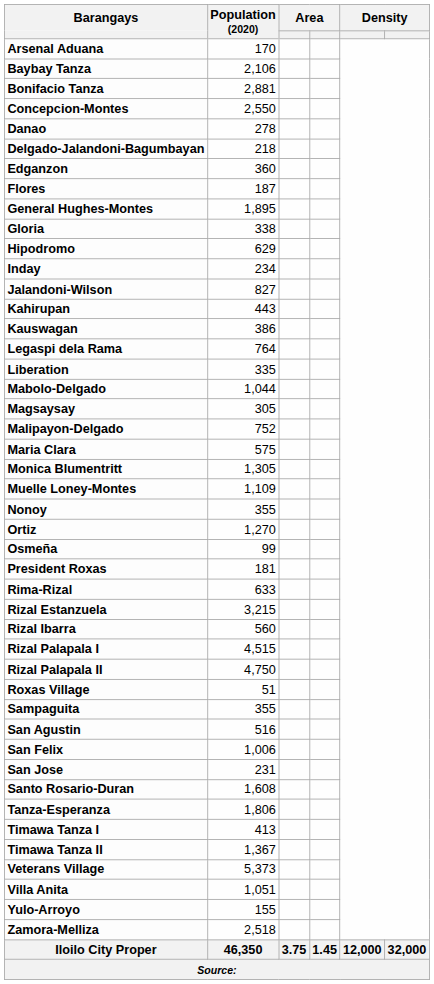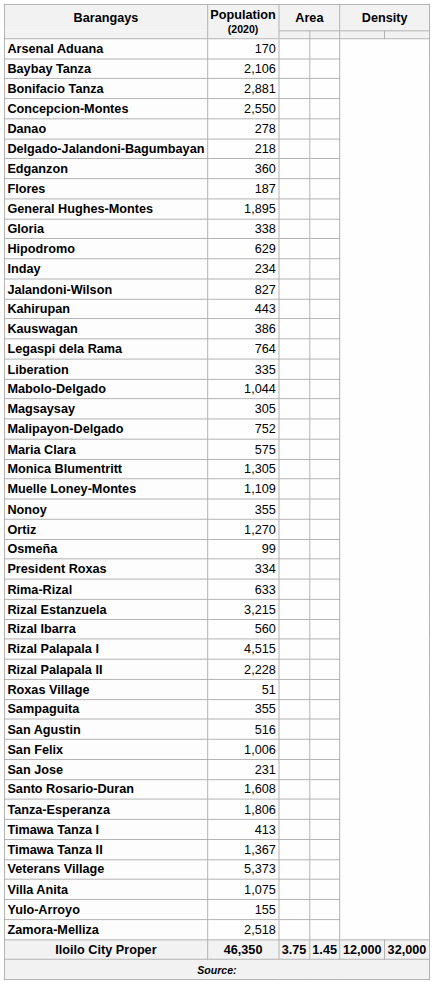(265, 569) 181 -> (265, 569) 334
(260, 670) 4,750 -> (260, 670) 2,228
(260, 890) 1,051 -> (260, 890) 1,075
